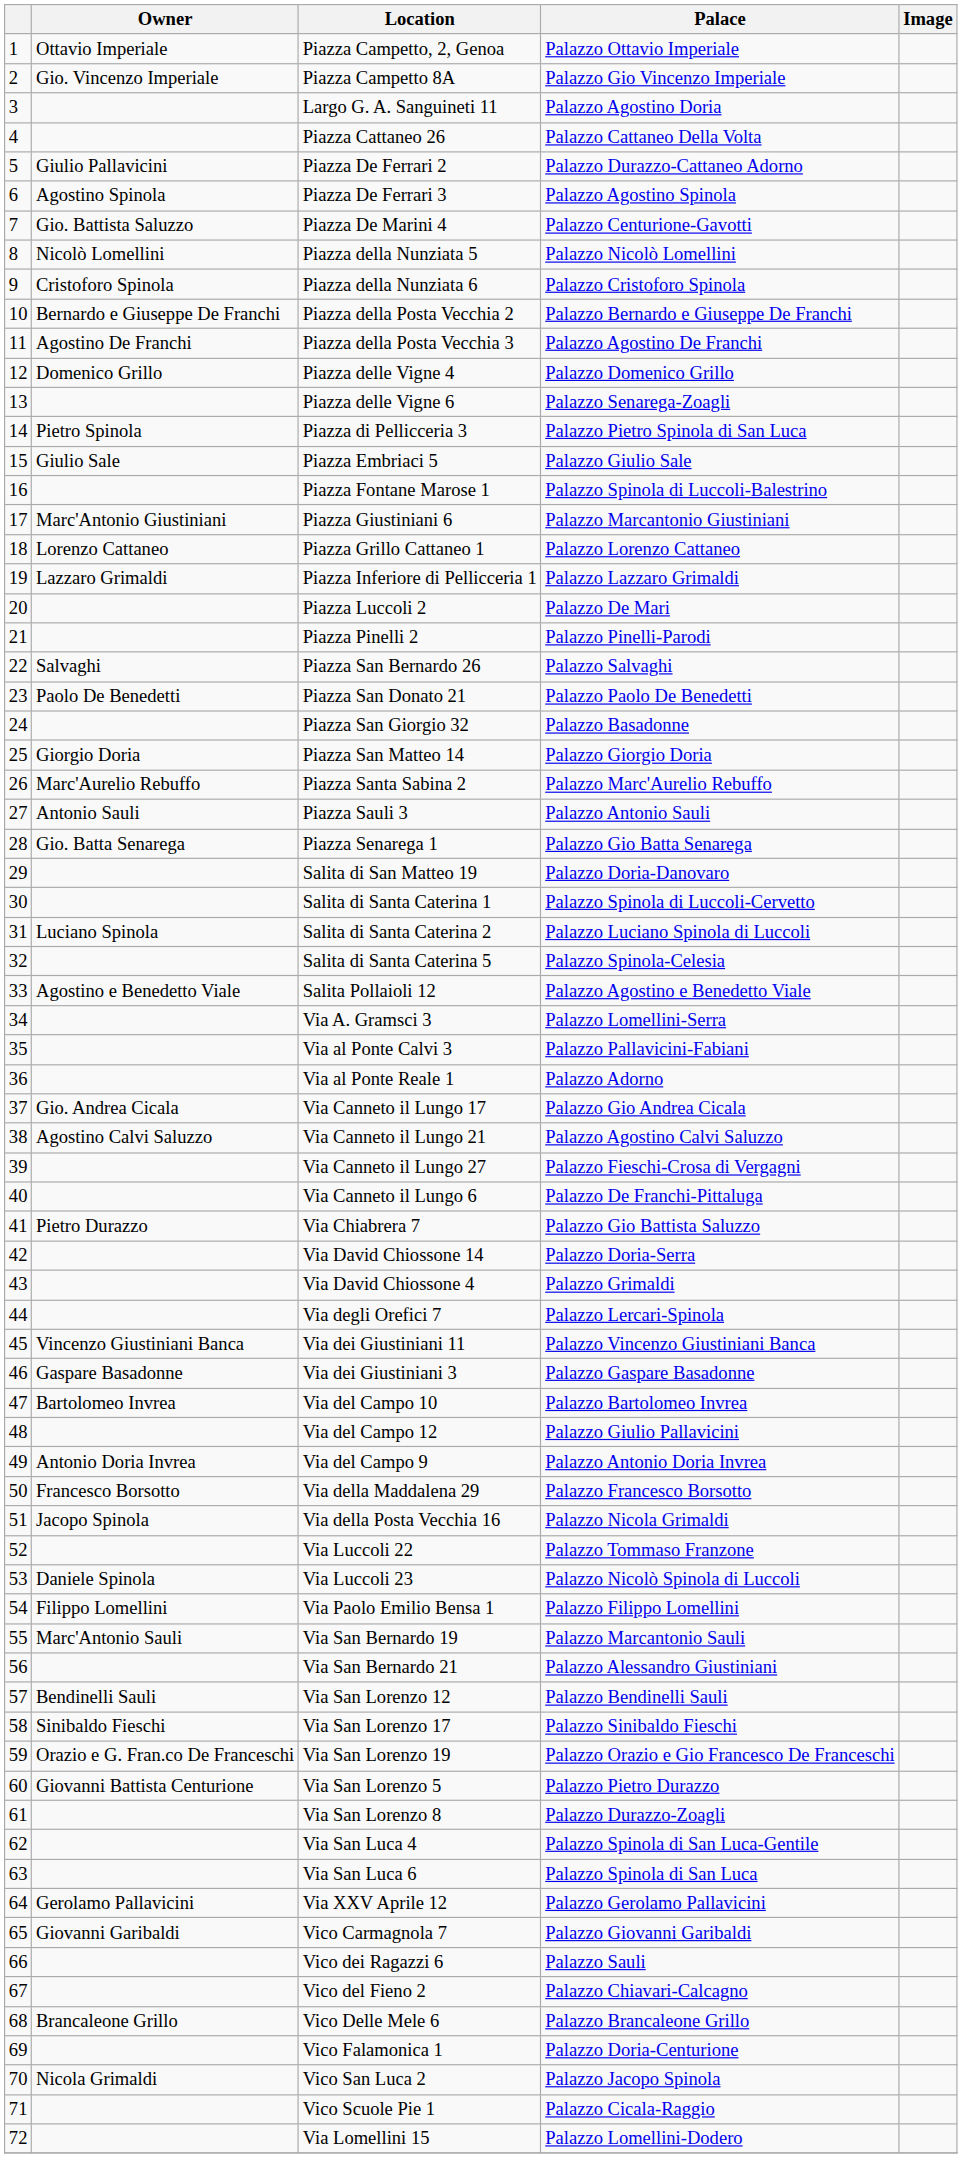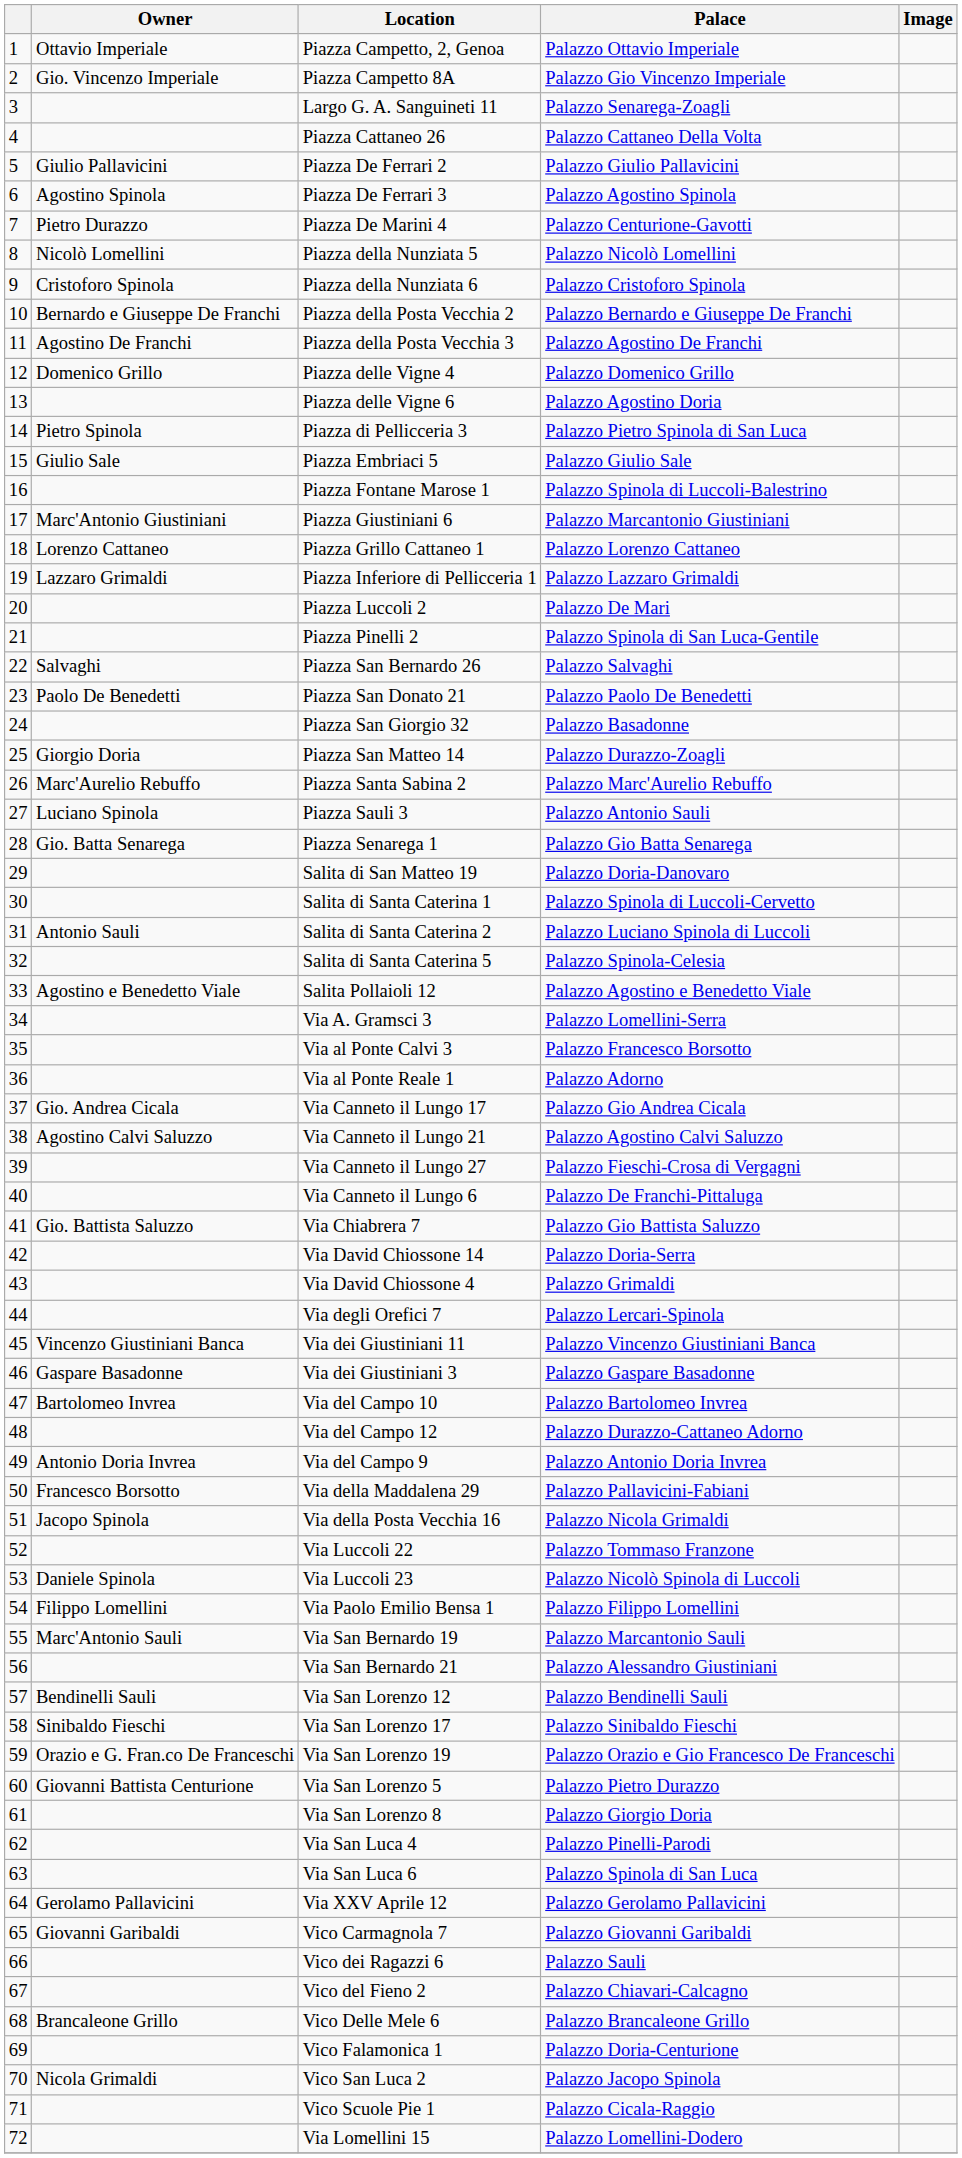(633, 107) Palazzo Agostino Doria -> (638, 107) Palazzo Senarega-Zoagli
(674, 166) Palazzo Durazzo-Cattaneo Adorno -> (642, 166) Palazzo Giulio Pallavicini
(115, 225) Gio. Battista Saluzzo -> (92, 225) Pietro Durazzo
(638, 401) Palazzo Senarega-Zoagli -> (633, 401) Palazzo Agostino Doria
(628, 637) Palazzo Pinelli-Parodi -> (682, 637) Palazzo Spinola di San Luca-Gentile
(629, 755) Palazzo Giorgio Doria -> (635, 755) Palazzo Durazzo-Zoagli
(88, 813) Antonio Sauli -> (97, 813) Luciano Spinola
(97, 931) Luciano Spinola -> (88, 931) Antonio Sauli
(647, 1049) Palazzo Pallavicini-Fabiani -> (648, 1049) Palazzo Francesco Borsotto
(92, 1226) Pietro Durazzo -> (115, 1226) Gio. Battista Saluzzo
(642, 1432) Palazzo Giulio Pallavicini -> (674, 1432) Palazzo Durazzo-Cattaneo Adorno
(648, 1490) Palazzo Francesco Borsotto -> (647, 1490) Palazzo Pallavicini-Fabiani
(635, 1814) Palazzo Durazzo-Zoagli -> (629, 1814) Palazzo Giorgio Doria
(682, 1844) Palazzo Spinola di San Luca-Gentile -> (628, 1844) Palazzo Pinelli-Parodi
